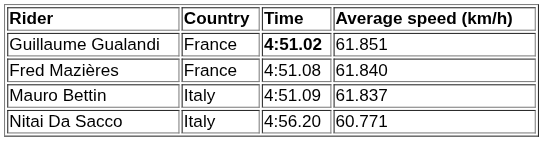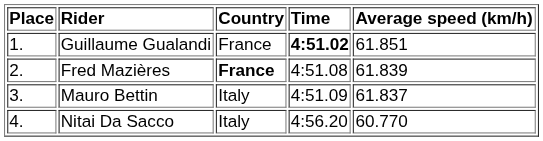+ column: (32, 18)
(211, 70) normal -> (246, 70) bold
(362, 70) 61.840 -> (382, 70) 61.839
(362, 121) 60.771 -> (382, 121) 60.770
